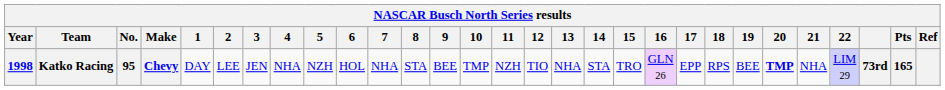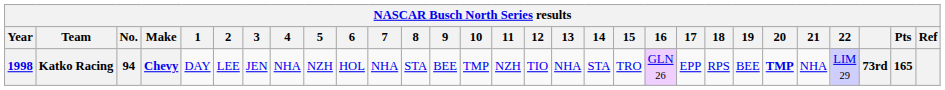(129, 66) 95 -> (129, 66) 94
